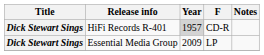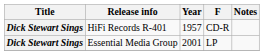(192, 27) lightgrey background -> (192, 27) no background
(192, 43) 2009 -> (192, 43) 2001
